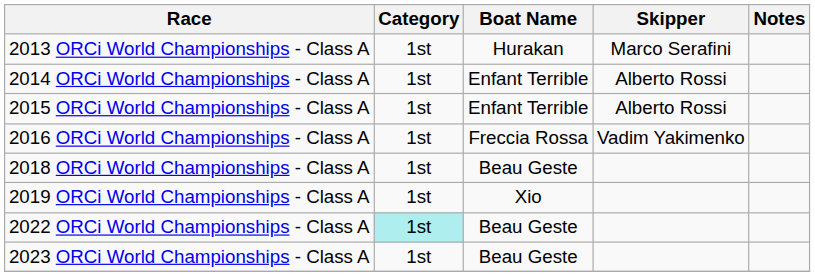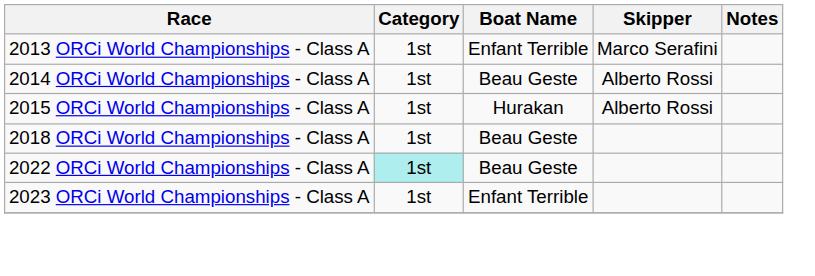(528, 49) Hurakan -> (528, 49) Enfant Terrible
(528, 78) Enfant Terrible -> (528, 78) Beau Geste
(528, 108) Enfant Terrible -> (528, 108) Hurakan
- row: (189, 138)
- row: (189, 197)
(528, 256) Beau Geste -> (528, 197) Enfant Terrible
